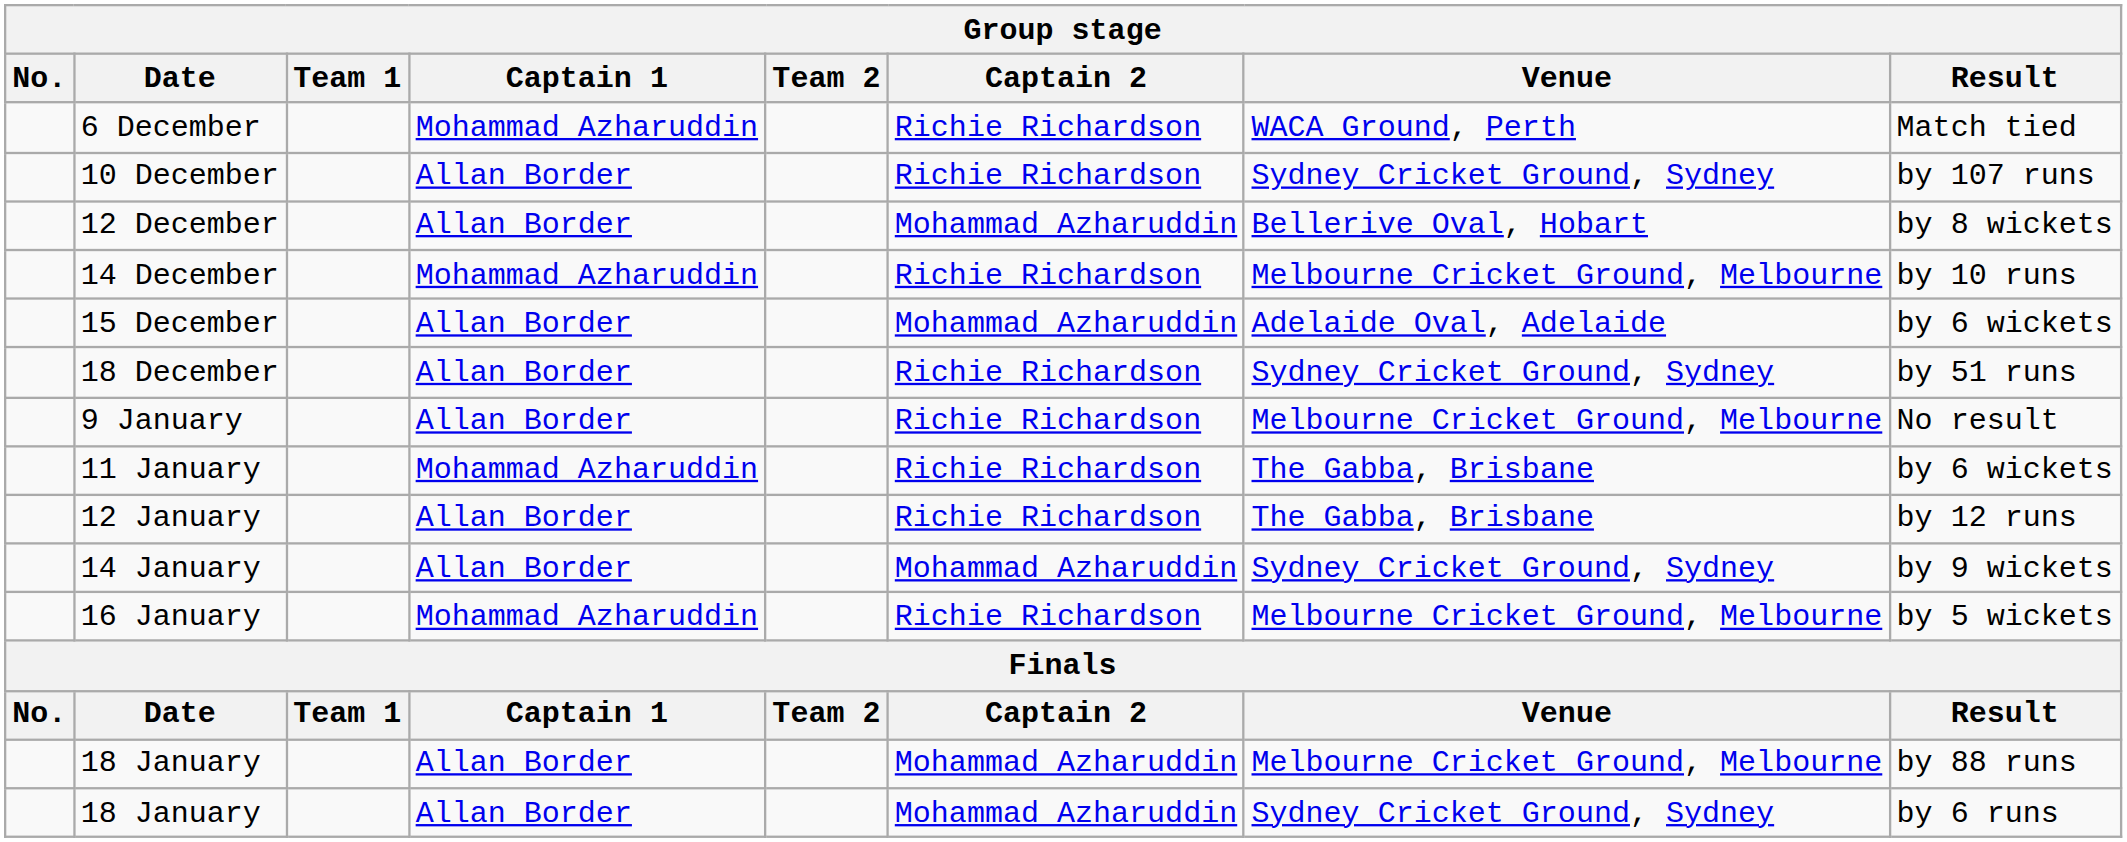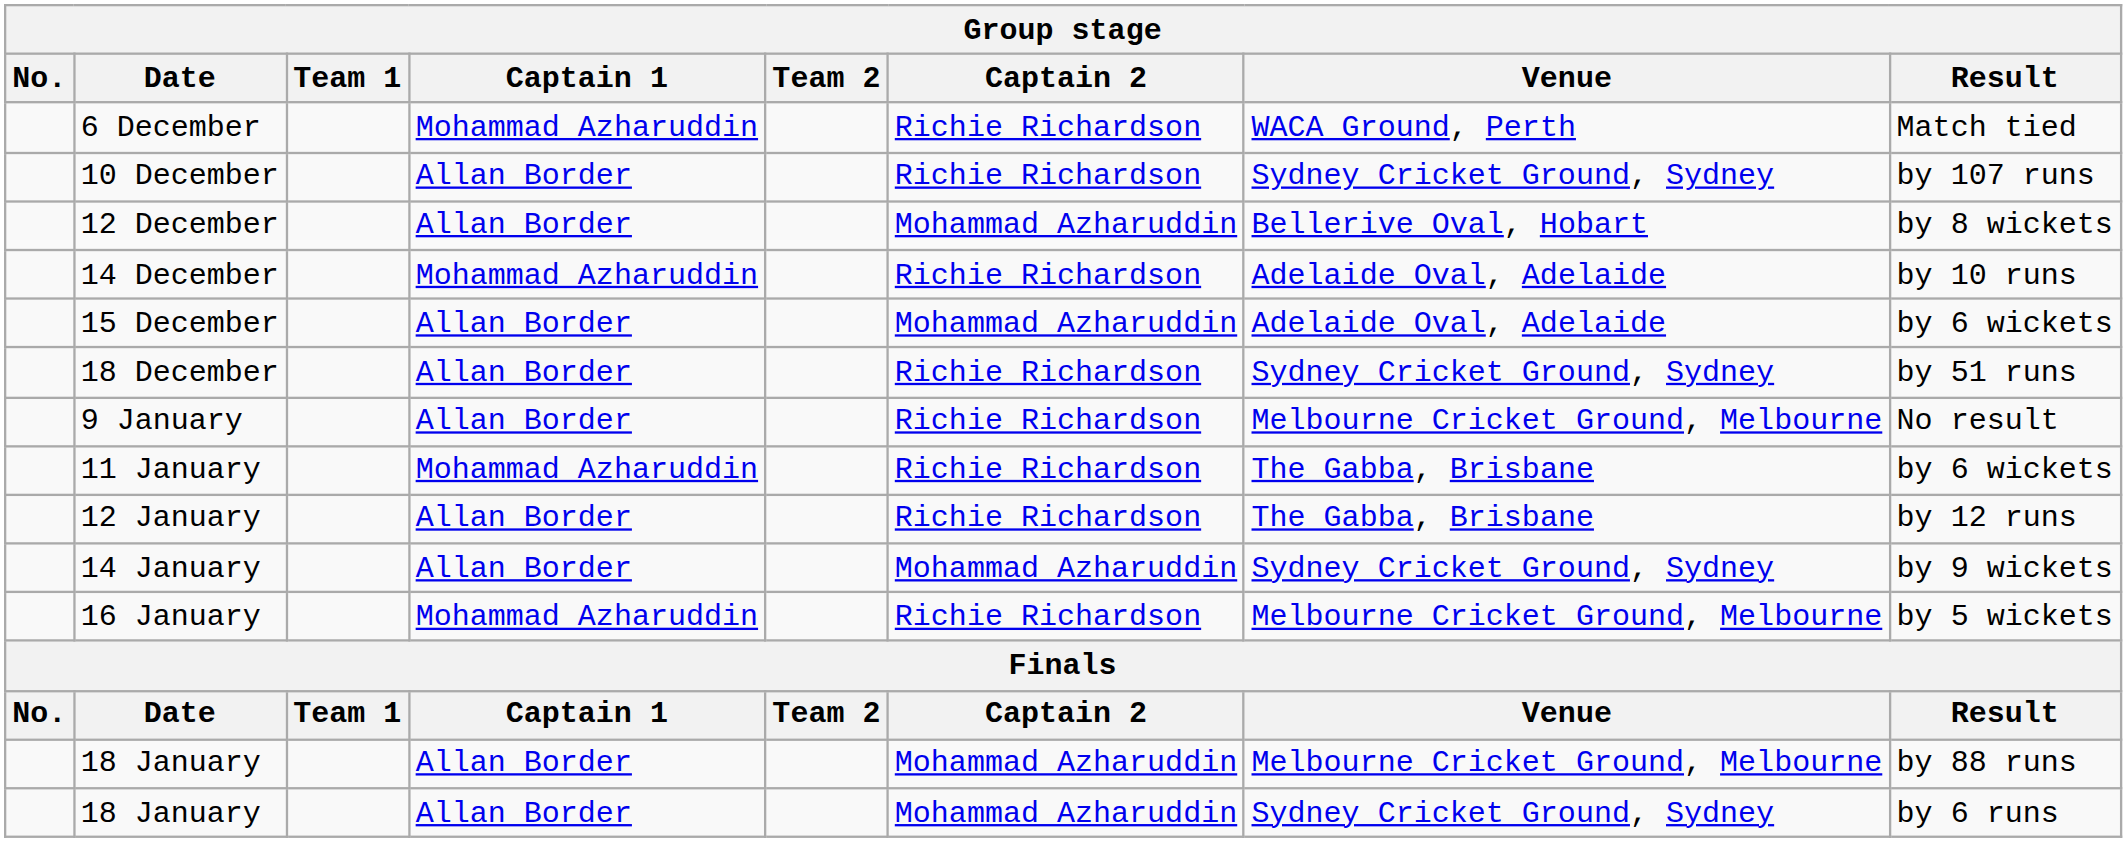(1567, 274) Melbourne Cricket Ground, Melbourne -> (1459, 274) Adelaide Oval, Adelaide
